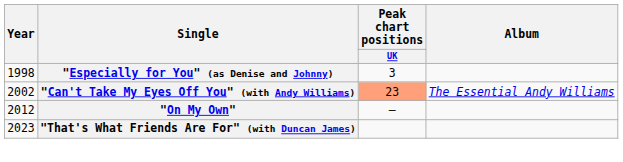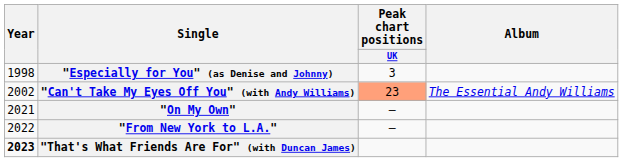(21, 110) 2012 -> (21, 110) 2021
+ row: (198, 129)
(21, 129) normal -> (21, 147) bold
